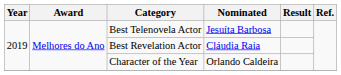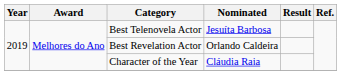(233, 45) Cláudia Raia -> (242, 45) Orlando Caldeira
(242, 62) Orlando Caldeira -> (233, 62) Cláudia Raia
